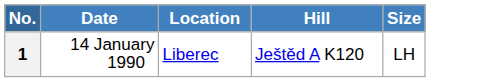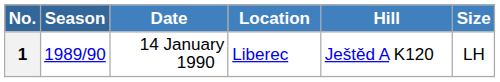+ column: (75, 18)
